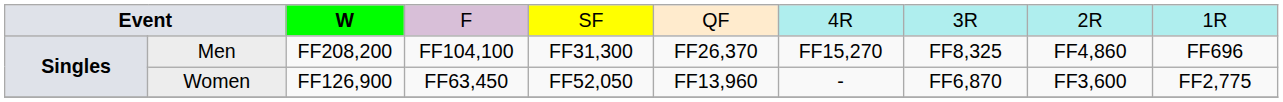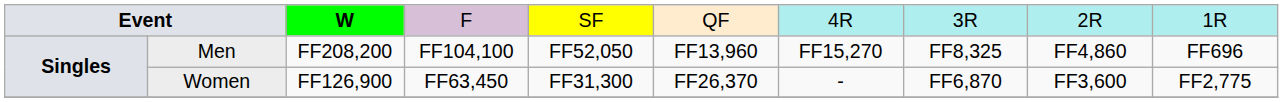(591, 51) FF31,300 -> (591, 51) FF52,050
(716, 51) FF26,370 -> (716, 51) FF13,960
(591, 82) FF52,050 -> (591, 82) FF31,300
(716, 82) FF13,960 -> (716, 82) FF26,370
